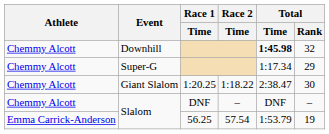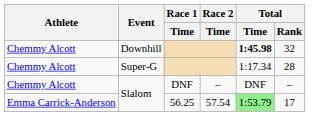(310, 67) 29 -> (289, 67) 28
- row: (149, 85)
(275, 120) no background -> (255, 102) lightgreen background
(310, 120) 19 -> (289, 102) 17
